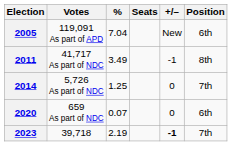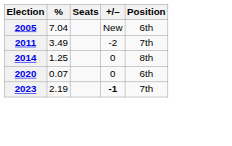- column: (76, 12)
(172, 59) -1 -> (113, 43) -2
(206, 59) 8th -> (146, 43) 7th
(206, 86) 7th -> (146, 58) 8th
